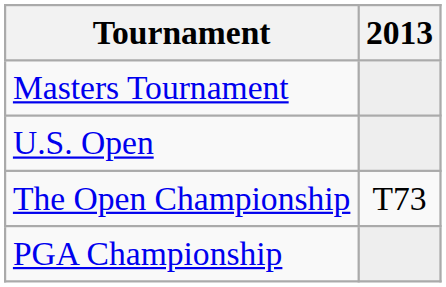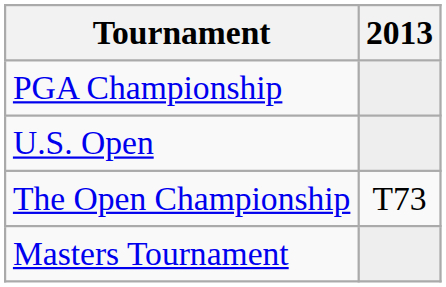rows swapped: (151, 87) <-> (148, 253)
